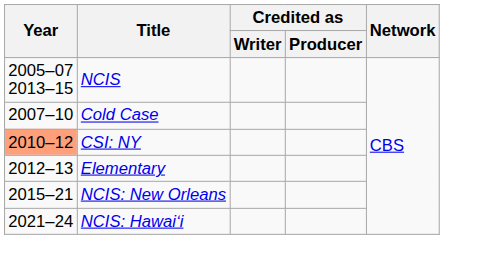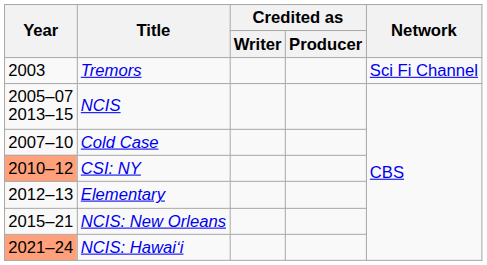+ row: (111, 70)
(41, 221) no background -> (41, 247) lightsalmon background
